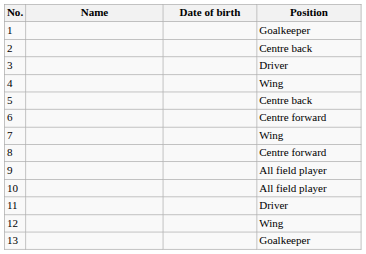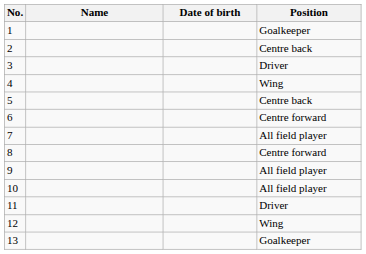(271, 135) Wing -> (293, 135) All field player
